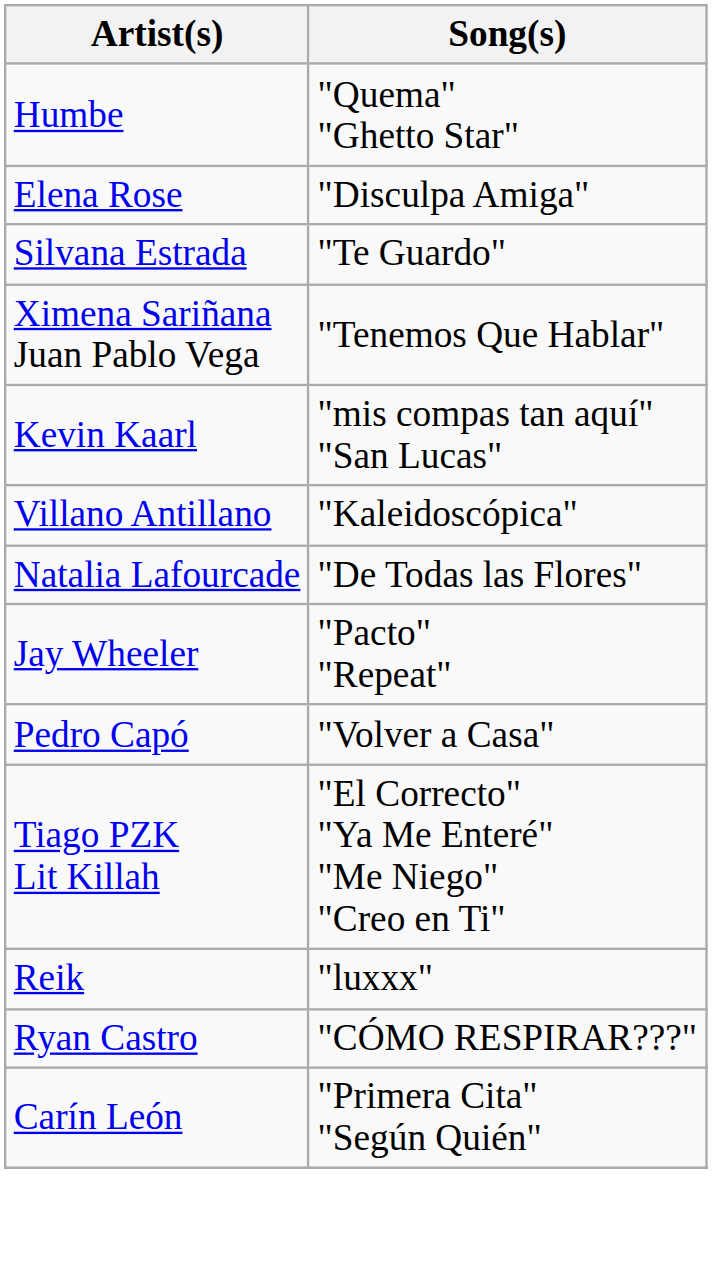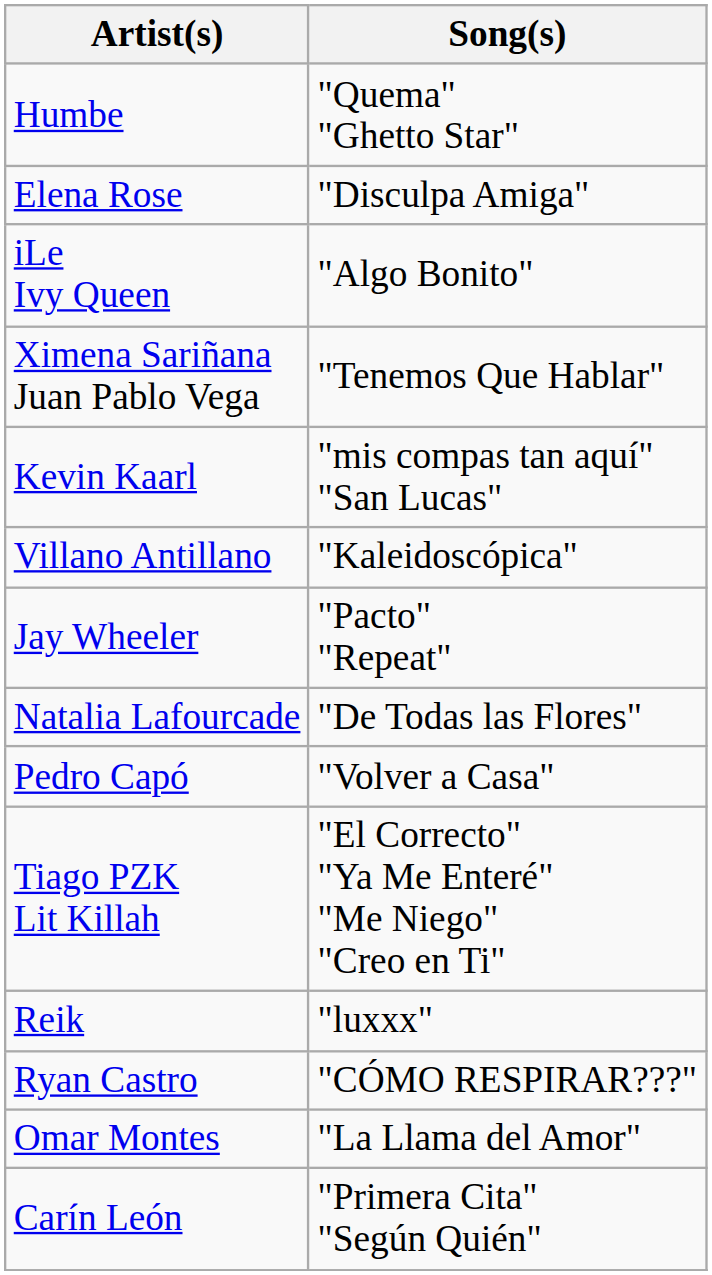+ row: (92, 274)
- row: (130, 253)
rows swapped: (106, 653) <-> (157, 573)
+ row: (117, 1138)
